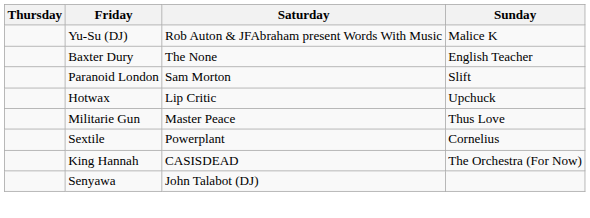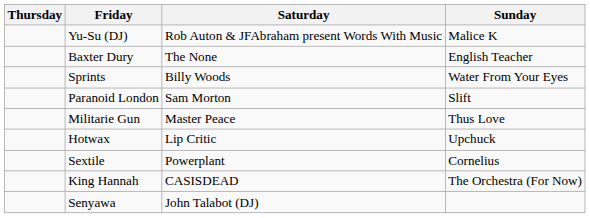+ row: (87, 77)
rows swapped: (104, 118) <-> (89, 98)
